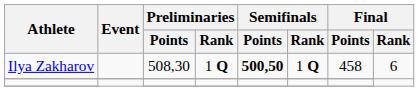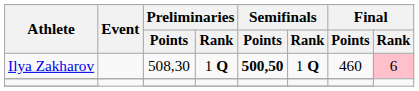(350, 66) 458 -> (350, 66) 460
(394, 66) no background -> (394, 66) pink background
